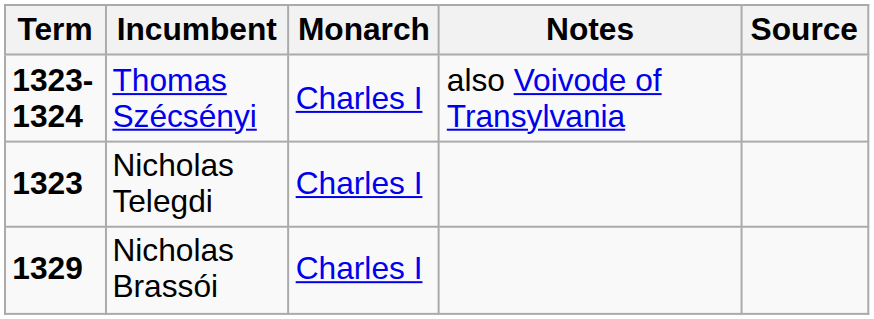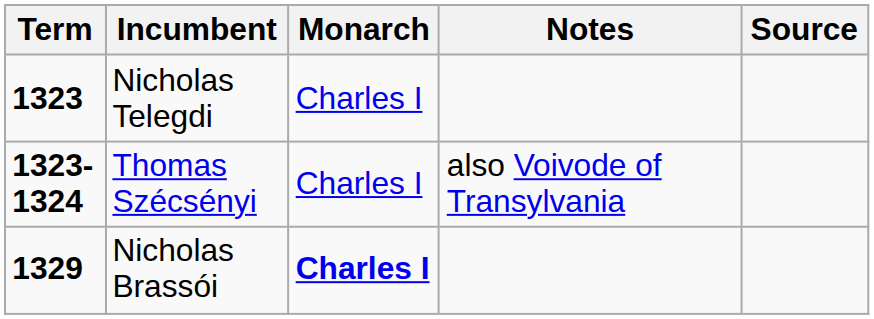rows swapped: (173, 183) <-> (185, 97)
(359, 269) normal -> (363, 269) bold
